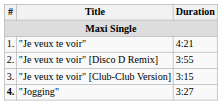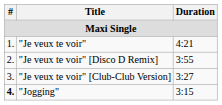(185, 76) 3:15 -> (185, 76) 3:27
(185, 92) 3:27 -> (185, 92) 3:15
